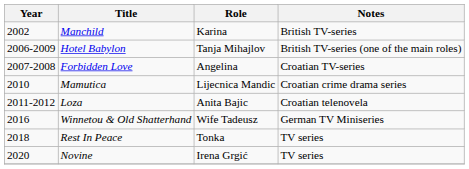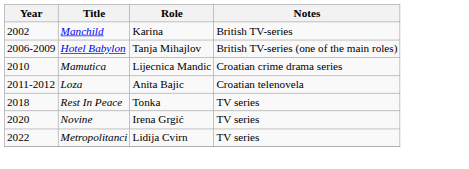- row: (97, 66)
- row: (126, 119)
+ row: (94, 137)
